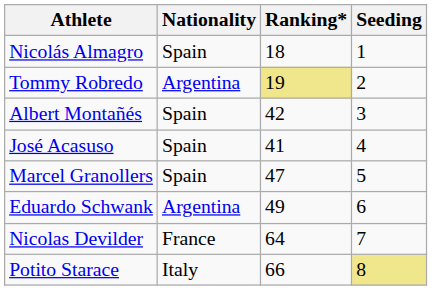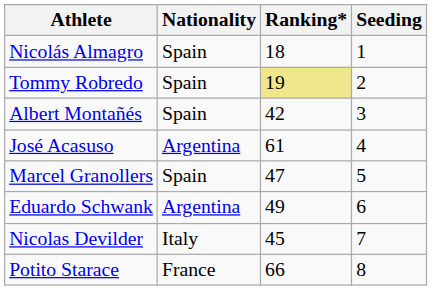(201, 82) Argentina -> (184, 82) Spain
(184, 144) Spain -> (201, 144) Argentina
(275, 144) 41 -> (275, 144) 61
(189, 238) France -> (180, 238) Italy
(275, 238) 64 -> (275, 238) 45
(180, 269) Italy -> (189, 269) France
(361, 269) khaki background -> (361, 269) no background
